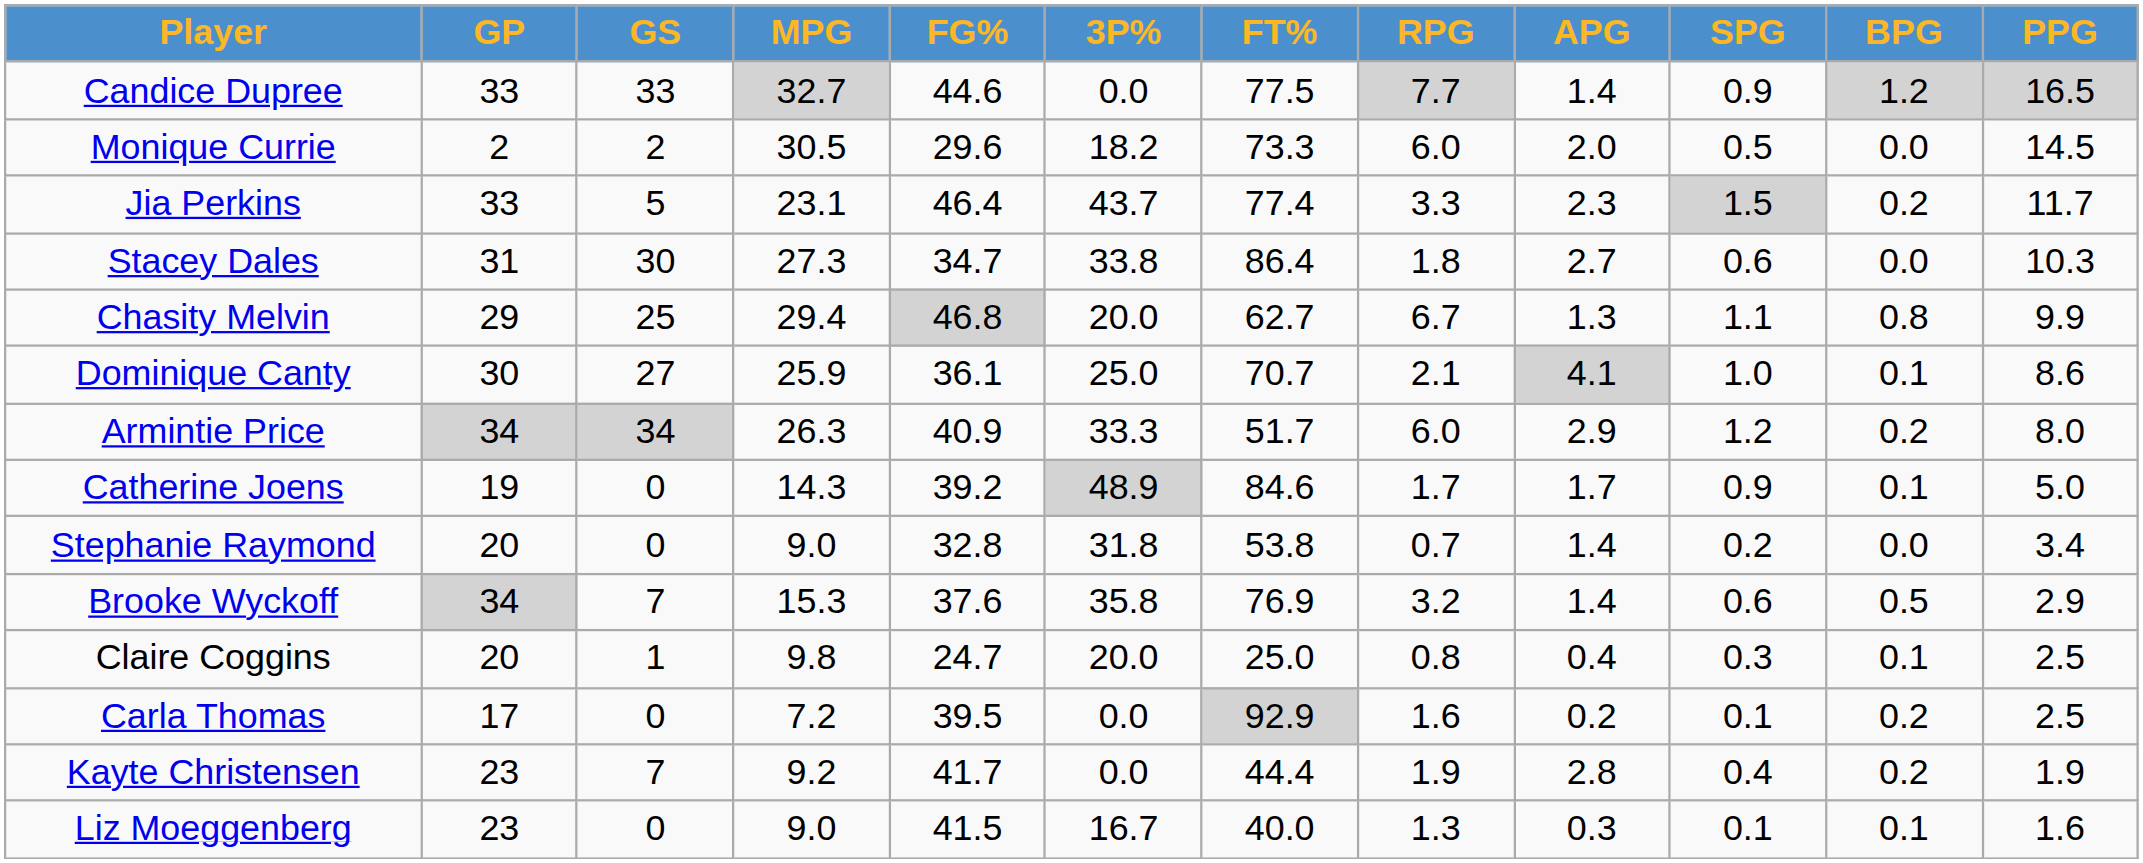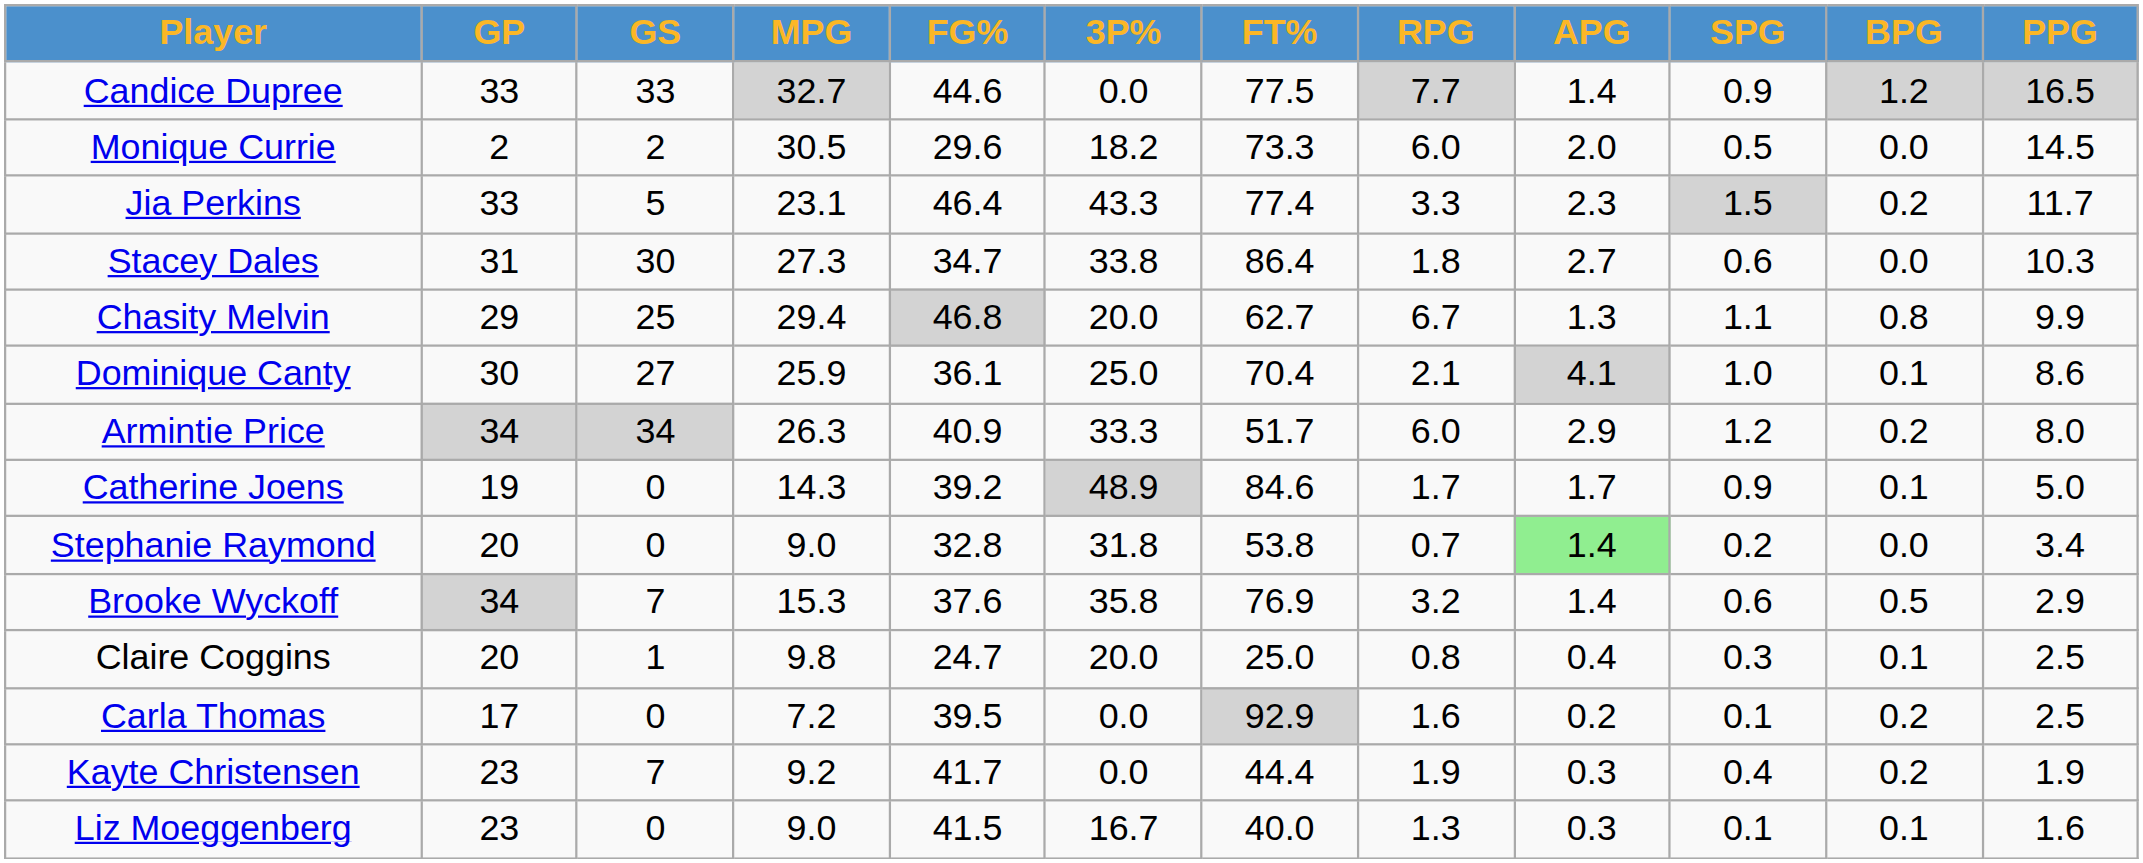(1124, 203) 43.7 -> (1124, 203) 43.3
(1280, 373) 70.7 -> (1280, 373) 70.4
(1592, 544) no background -> (1592, 544) lightgreen background
(1592, 771) 2.8 -> (1592, 771) 0.3
